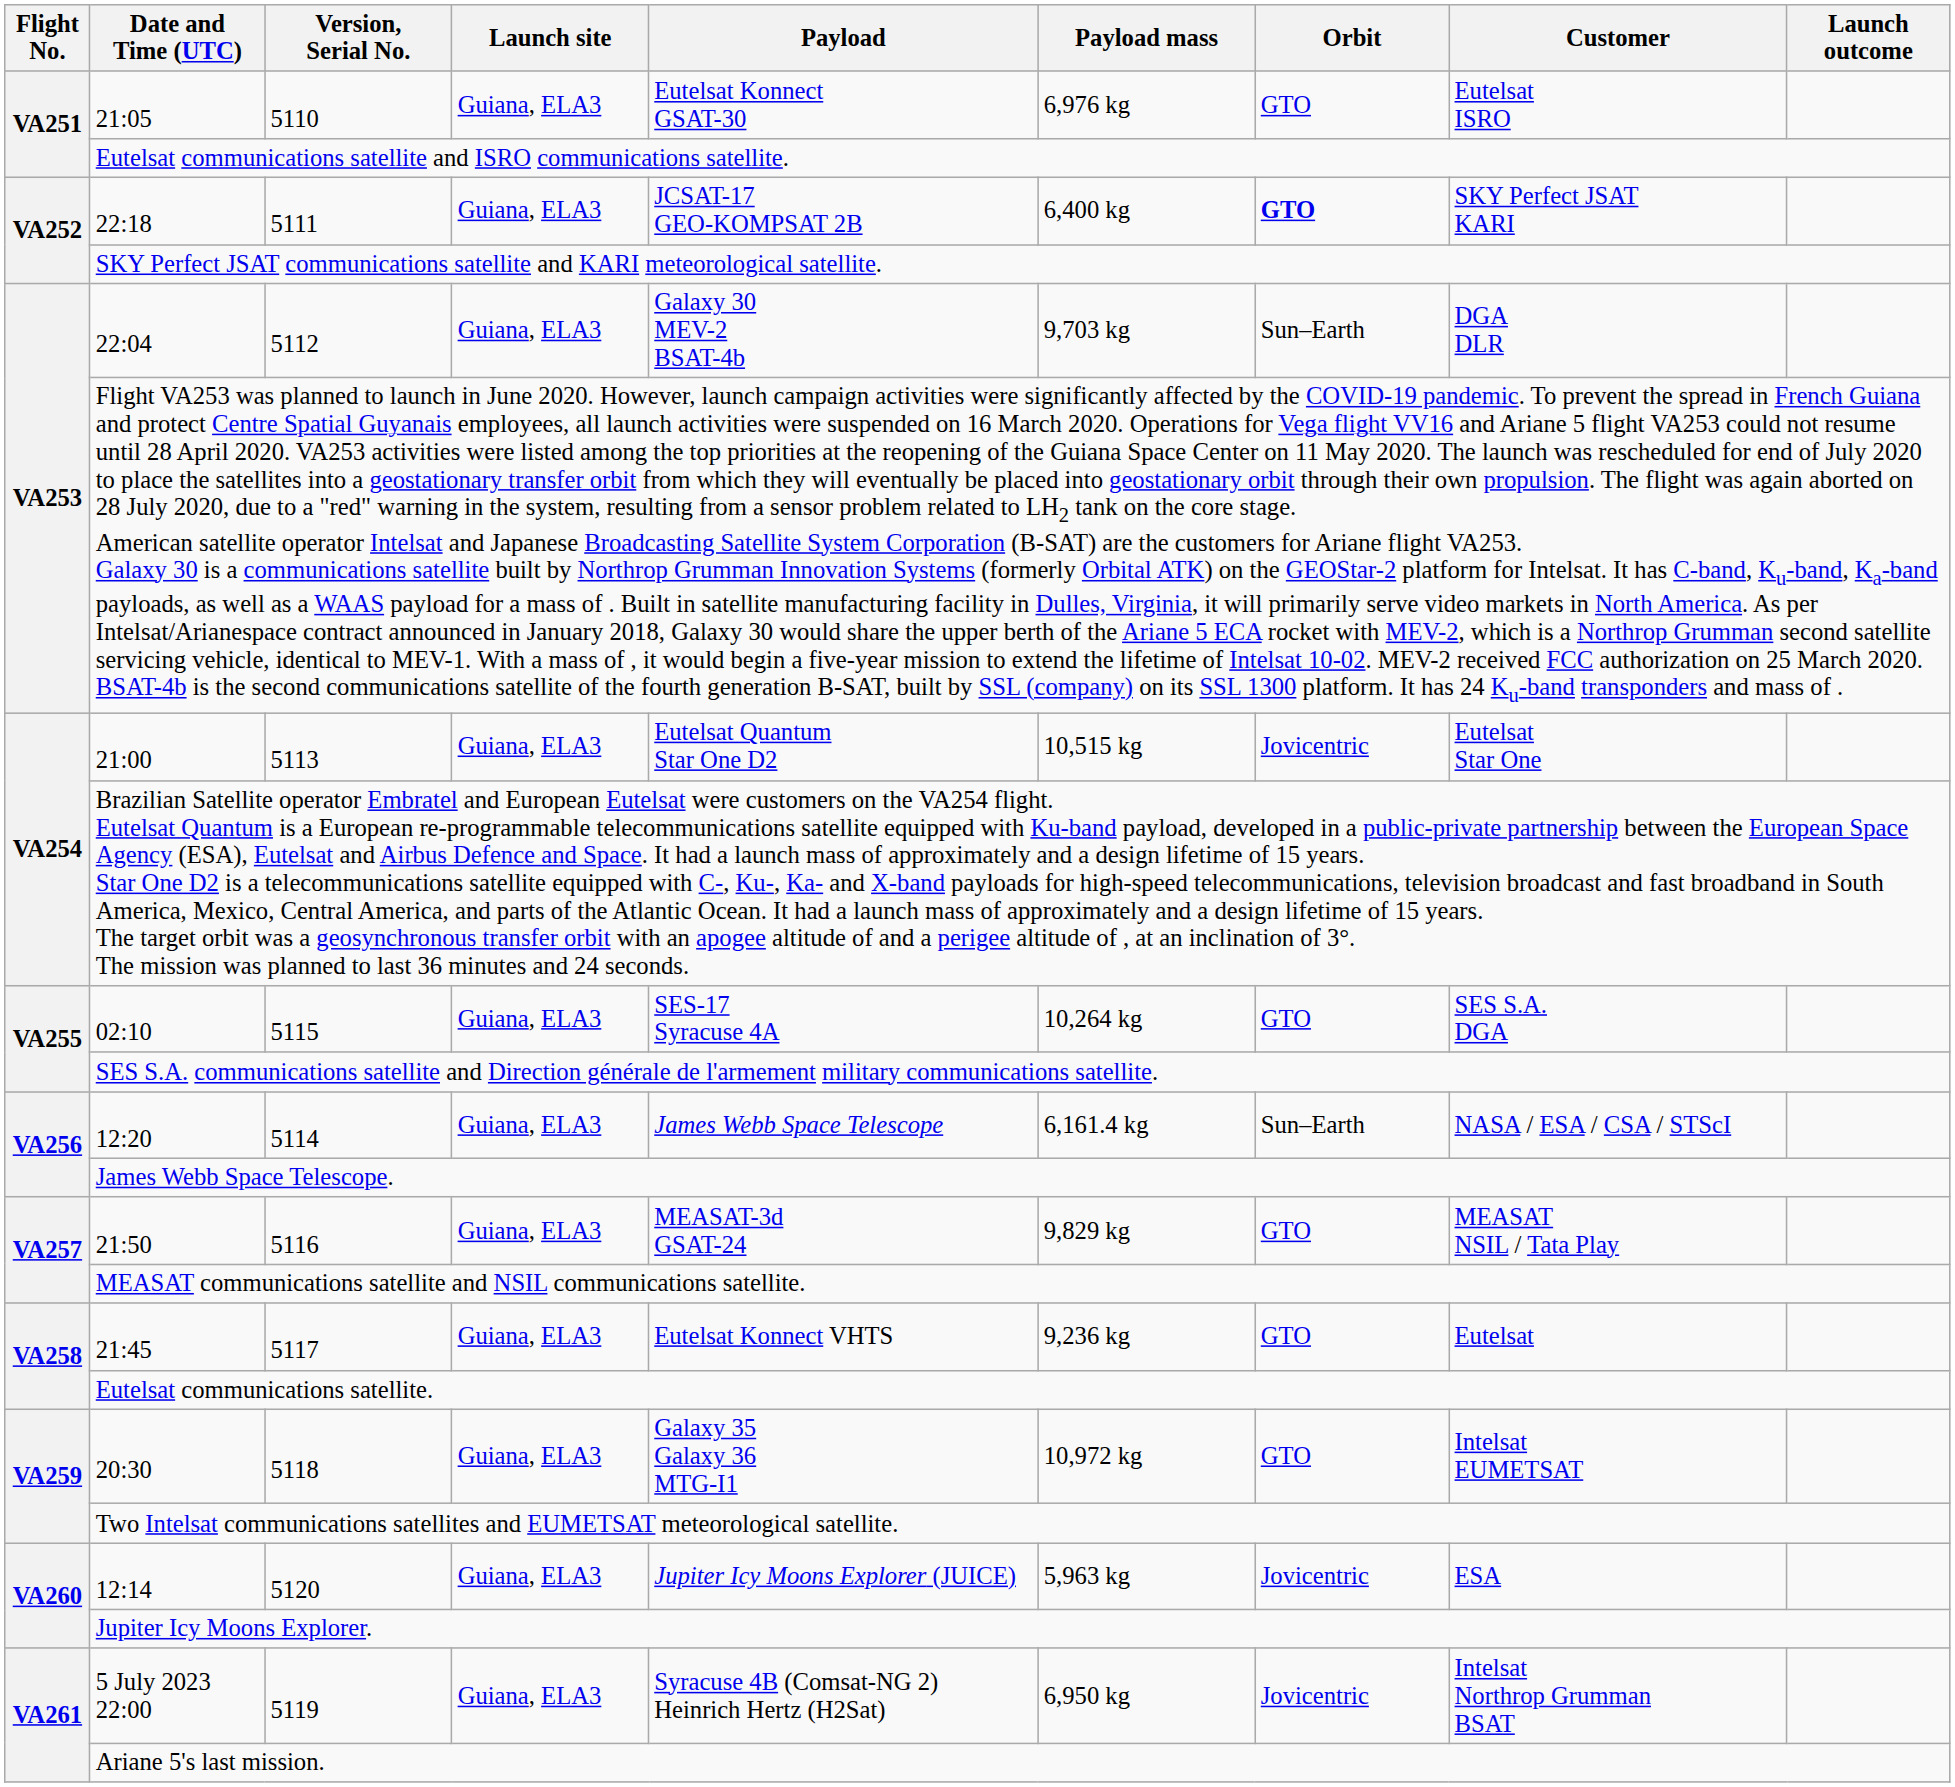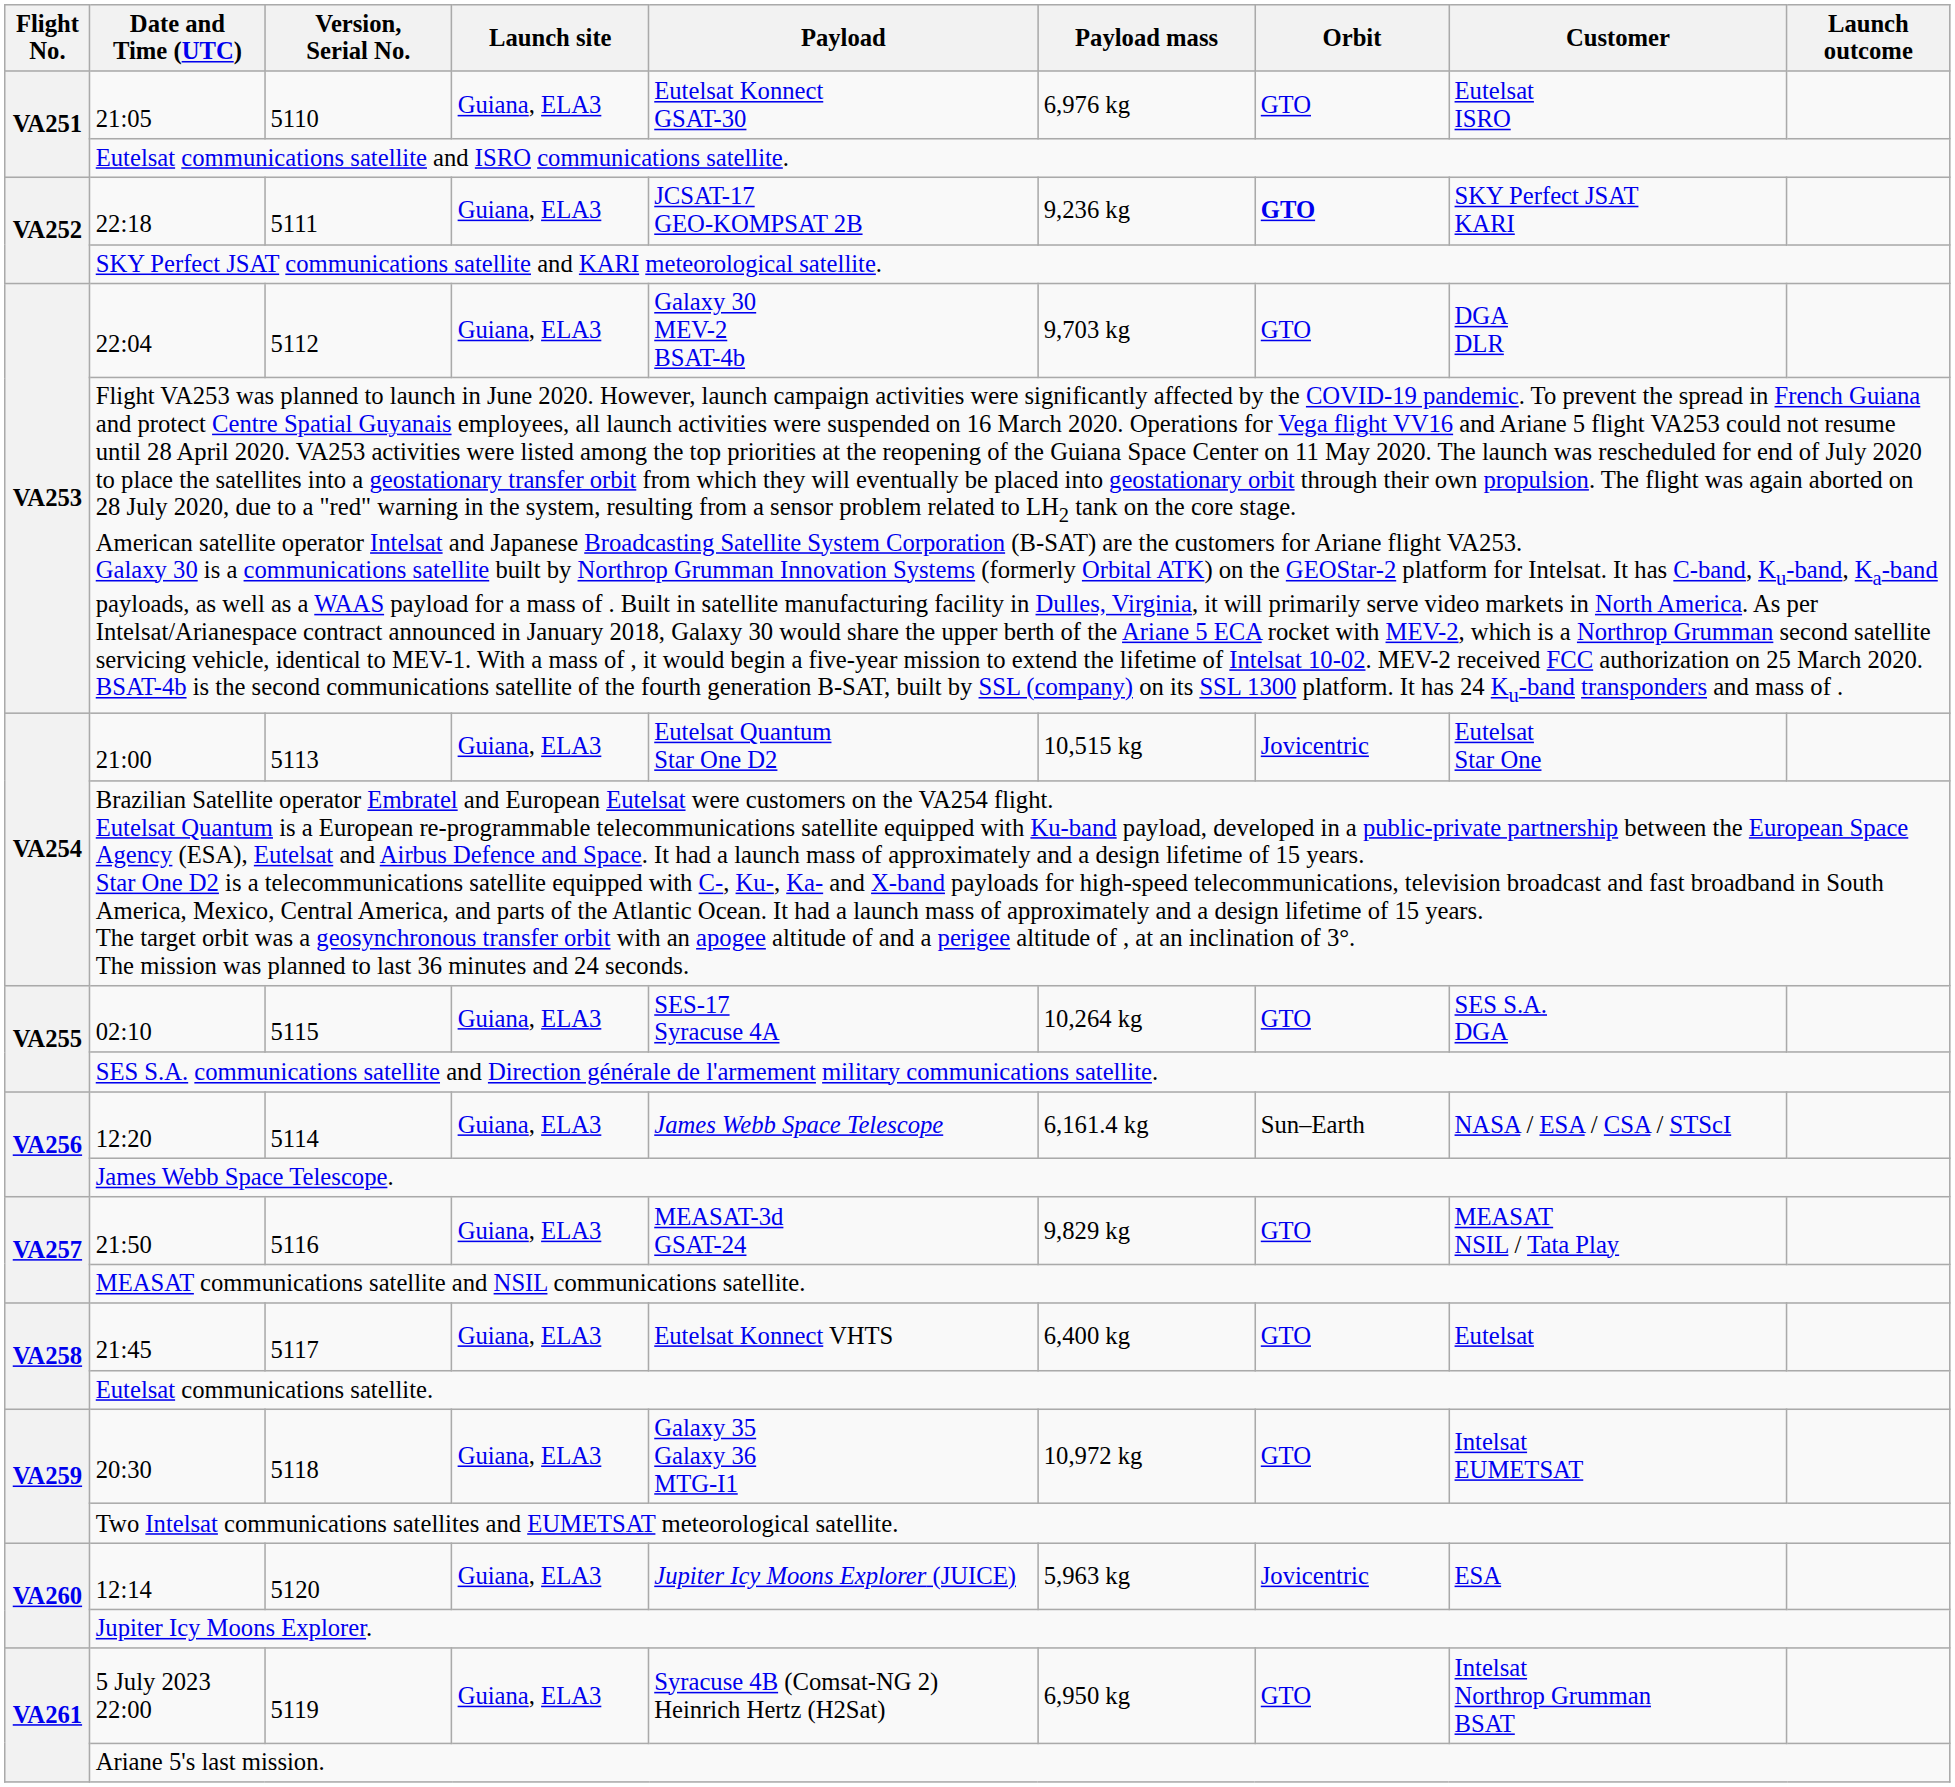(1087, 210) 6,400 kg -> (1087, 210) 9,236 kg
(1313, 330) Sun–Earth -> (1286, 330) GTO
(1087, 1336) 9,236 kg -> (1087, 1336) 6,400 kg
(1315, 1695) Jovicentric -> (1286, 1695) GTO
